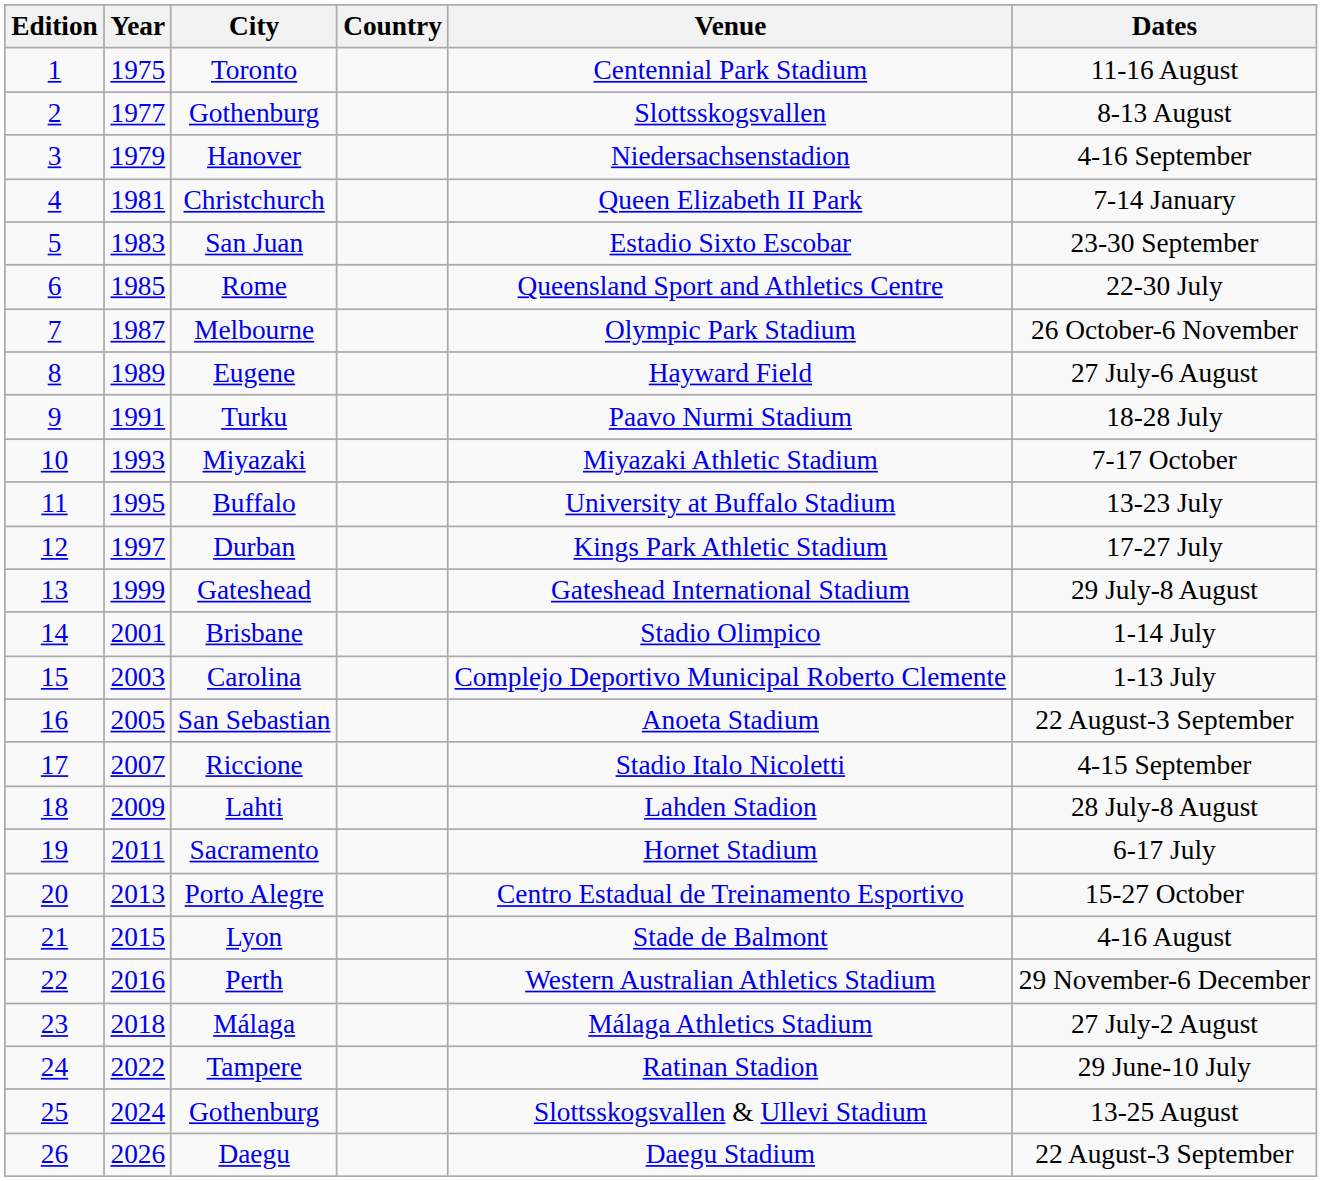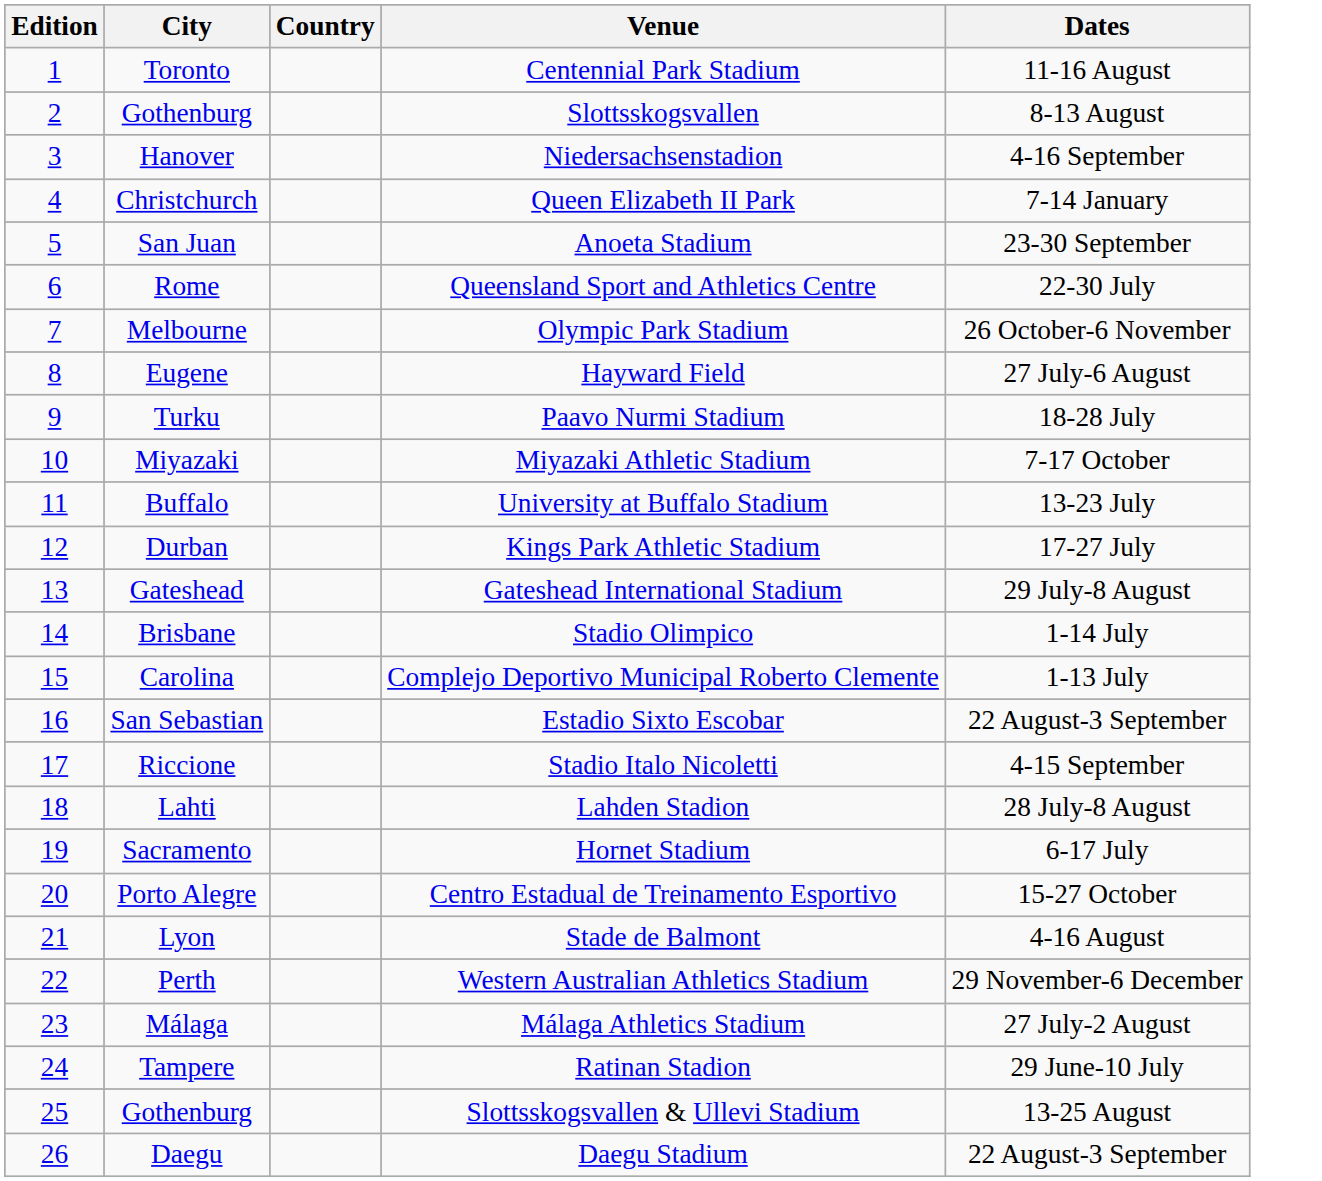- column: (138, 26)
(730, 243) Estadio Sixto Escobar -> (663, 243) Anoeta Stadium
(730, 720) Anoeta Stadium -> (663, 720) Estadio Sixto Escobar
